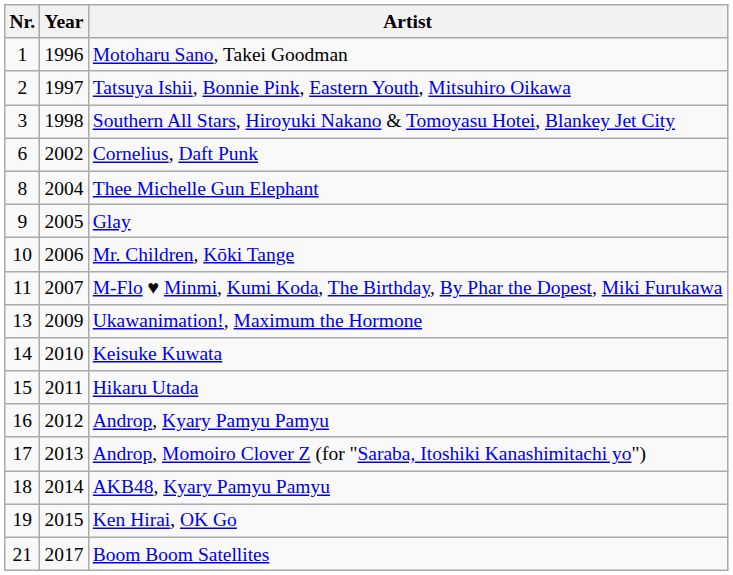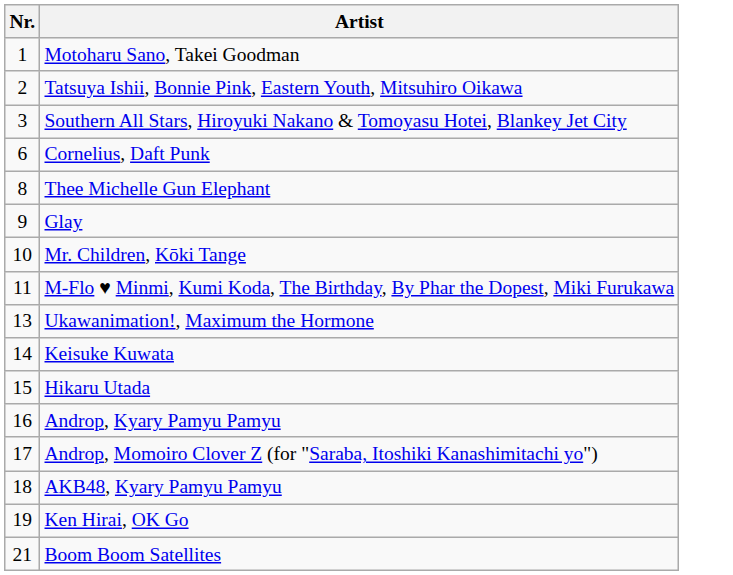- column: (64, 21)
